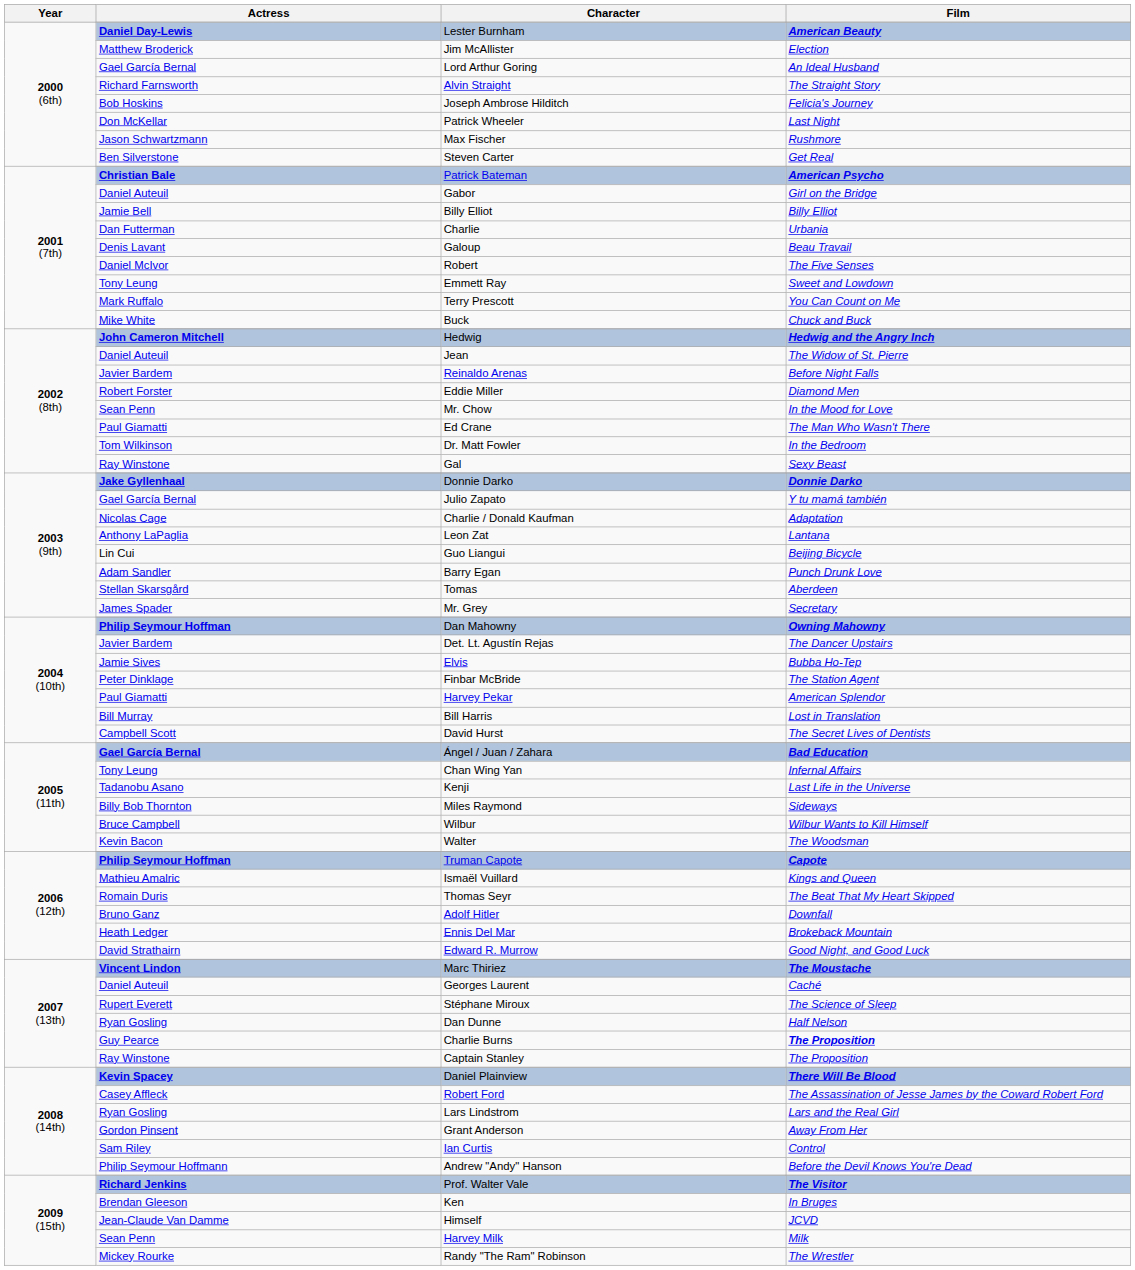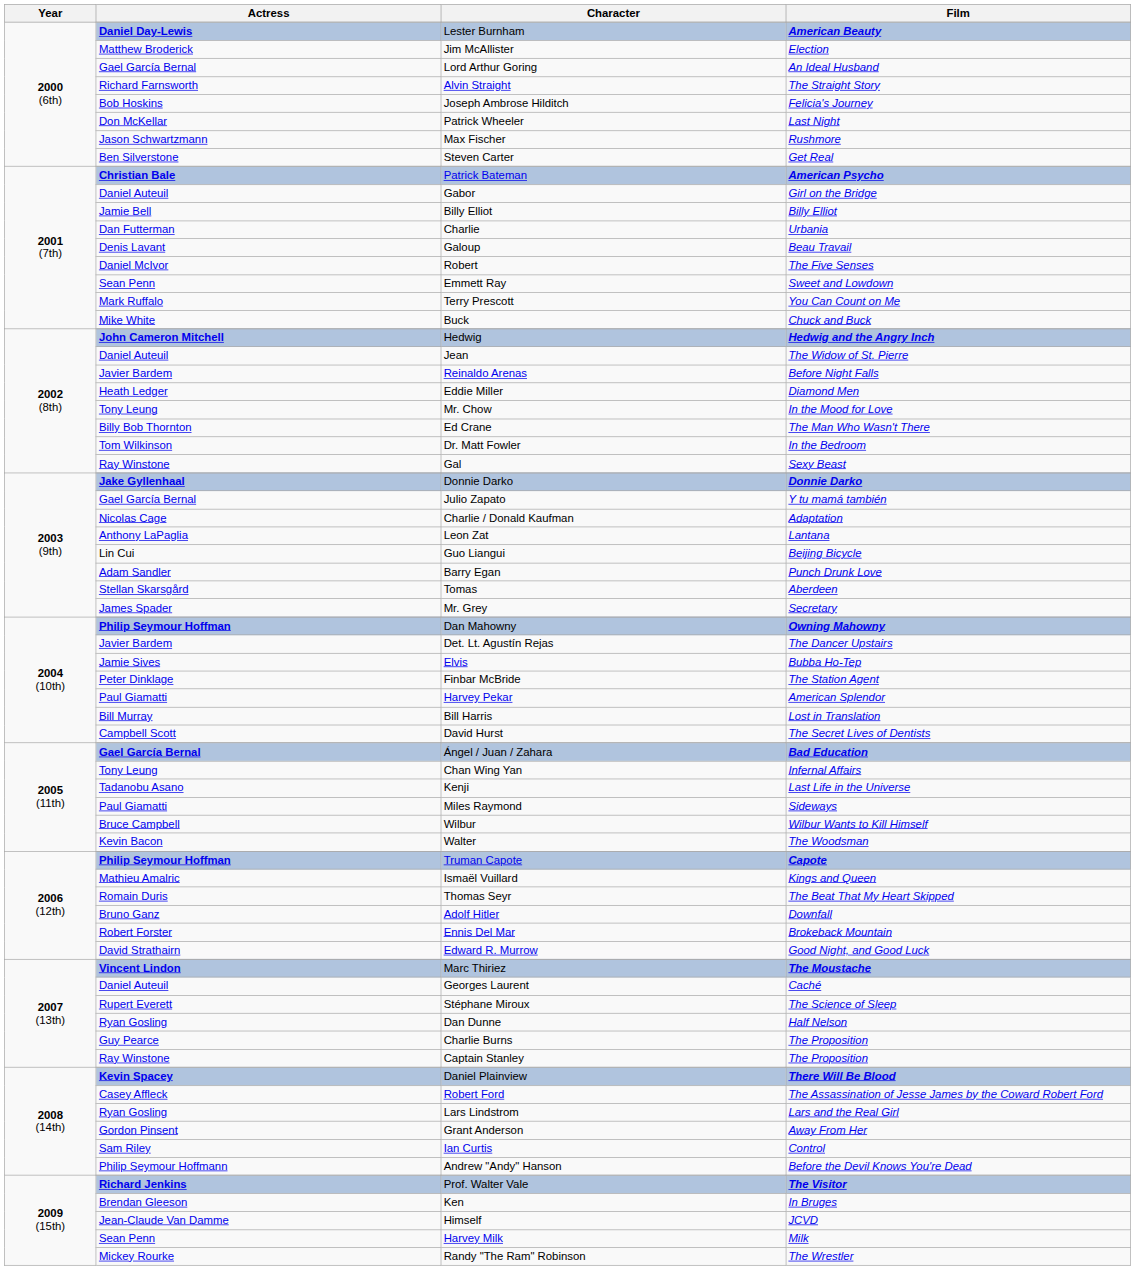(128, 283) Tony Leung -> (127, 283) Sean Penn
(136, 391) Robert Forster -> (133, 391) Heath Ledger
(127, 409) Sean Penn -> (128, 409) Tony Leung
(133, 427) Paul Giamatti -> (145, 427) Billy Bob Thornton
(145, 806) Billy Bob Thornton -> (133, 806) Paul Giamatti
(133, 932) Heath Ledger -> (136, 932) Robert Forster
(832, 1040) bold -> (828, 1040) normal
